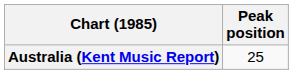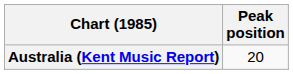(256, 57) 25 -> (256, 57) 20
